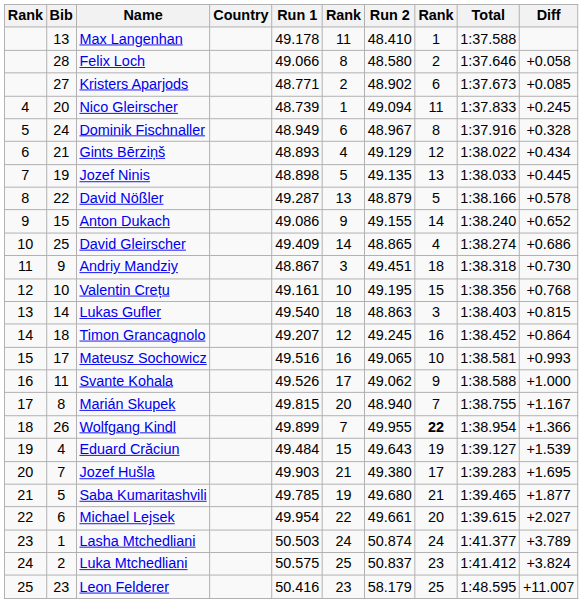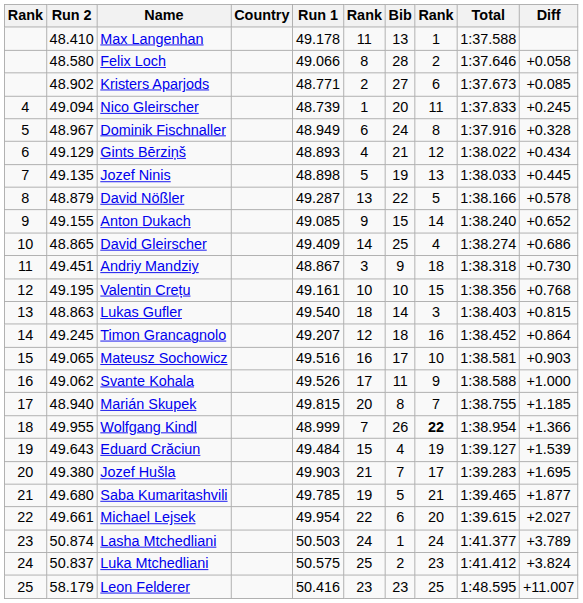columns swapped: (61, 15) <-> (390, 15)
(297, 221) 49.086 -> (318, 221) 49.085
(549, 358) +0.993 -> (549, 358) +0.903
(549, 404) +1.167 -> (549, 404) +1.185
(297, 426) 49.899 -> (318, 426) 48.999
